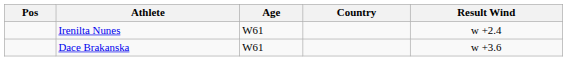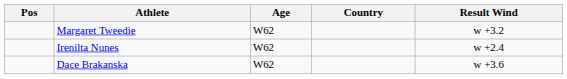+ row: (96, 30)
(253, 30) W61 -> (263, 47) W62
(253, 47) W61 -> (263, 64) W62
